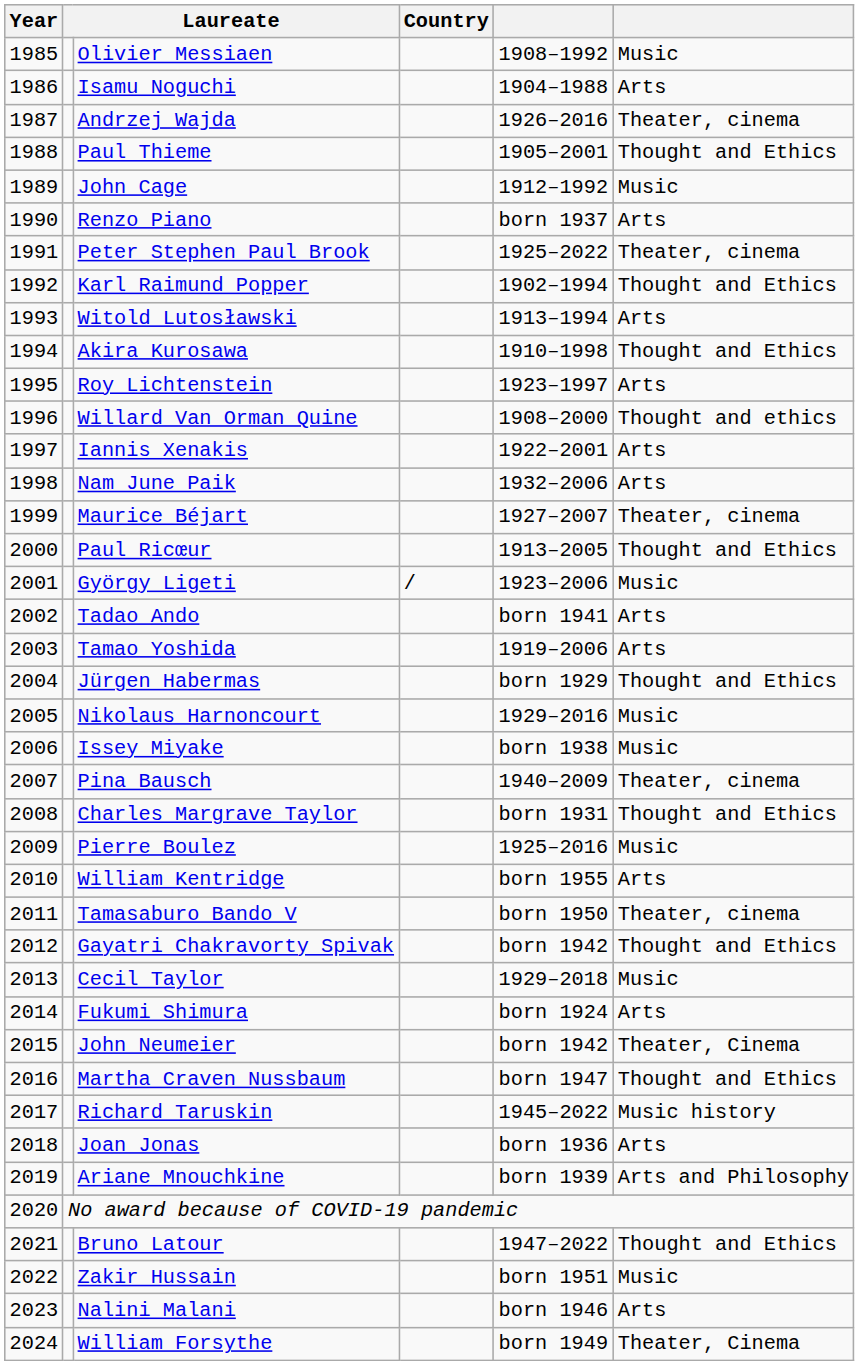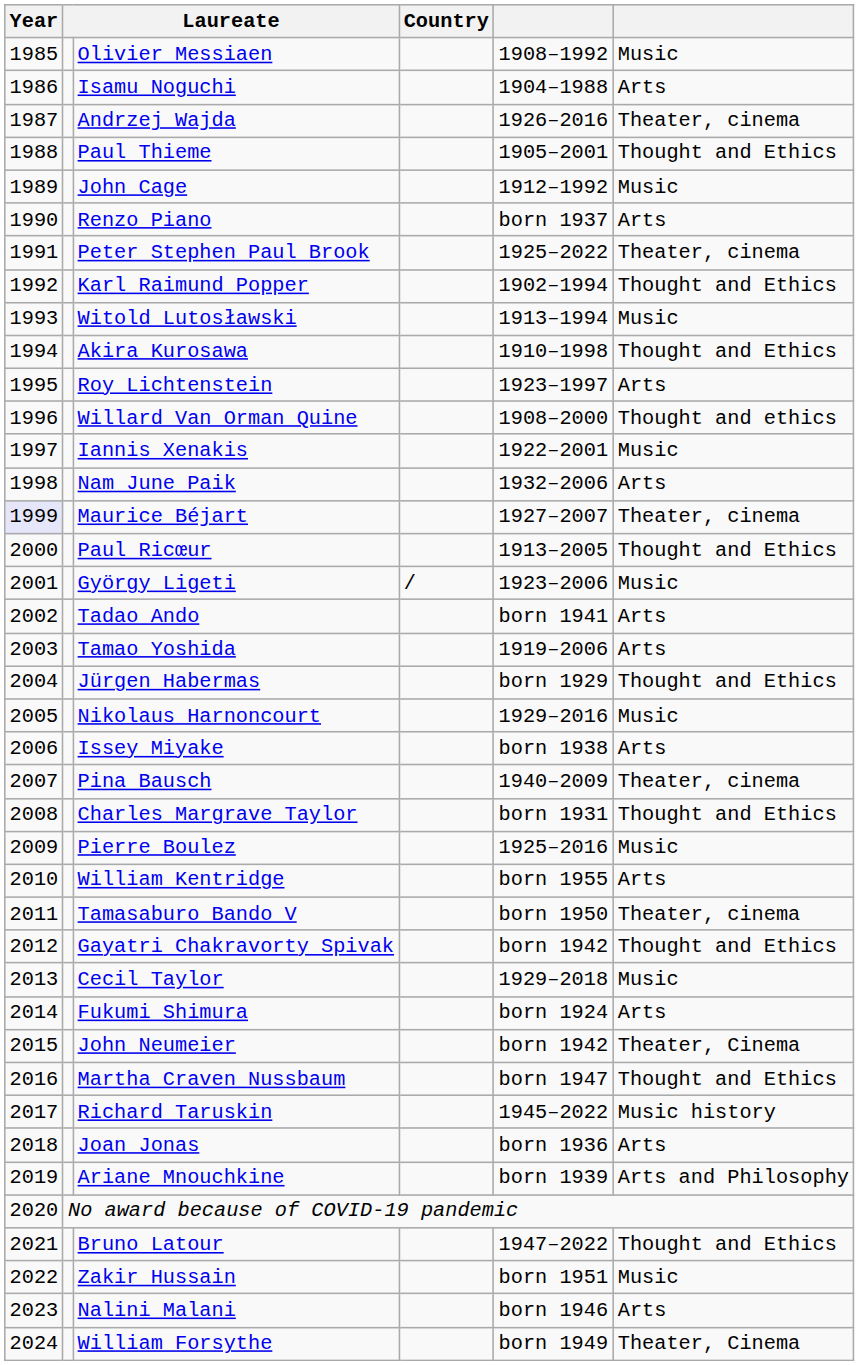(642, 319) Arts -> (648, 319) Music
(642, 451) Arts -> (648, 451) Music
(34, 517) no background -> (34, 517) lavender background
(648, 748) Music -> (642, 748) Arts
